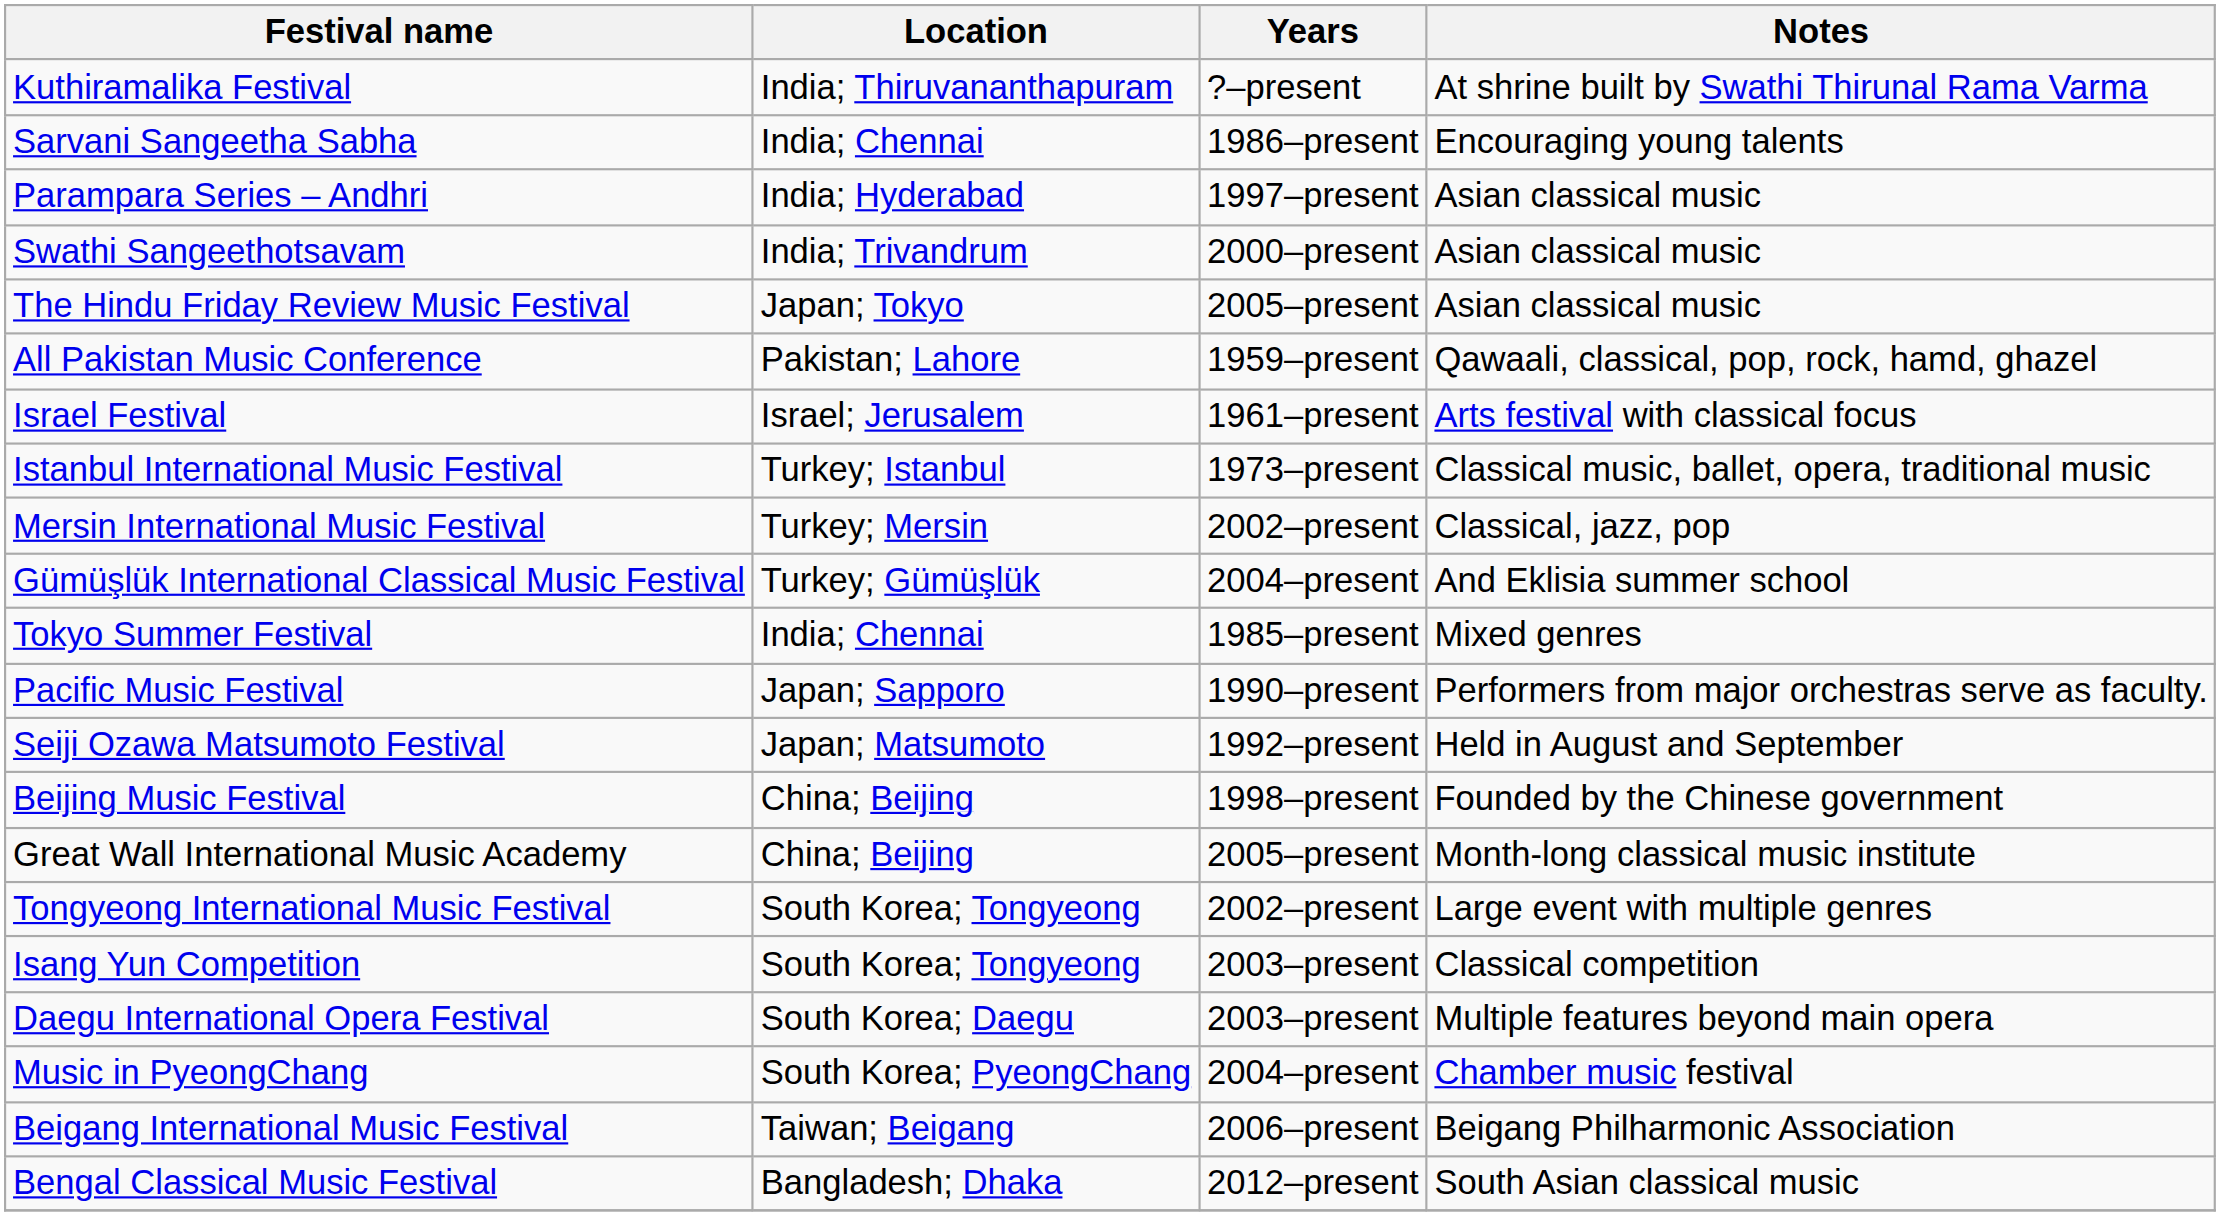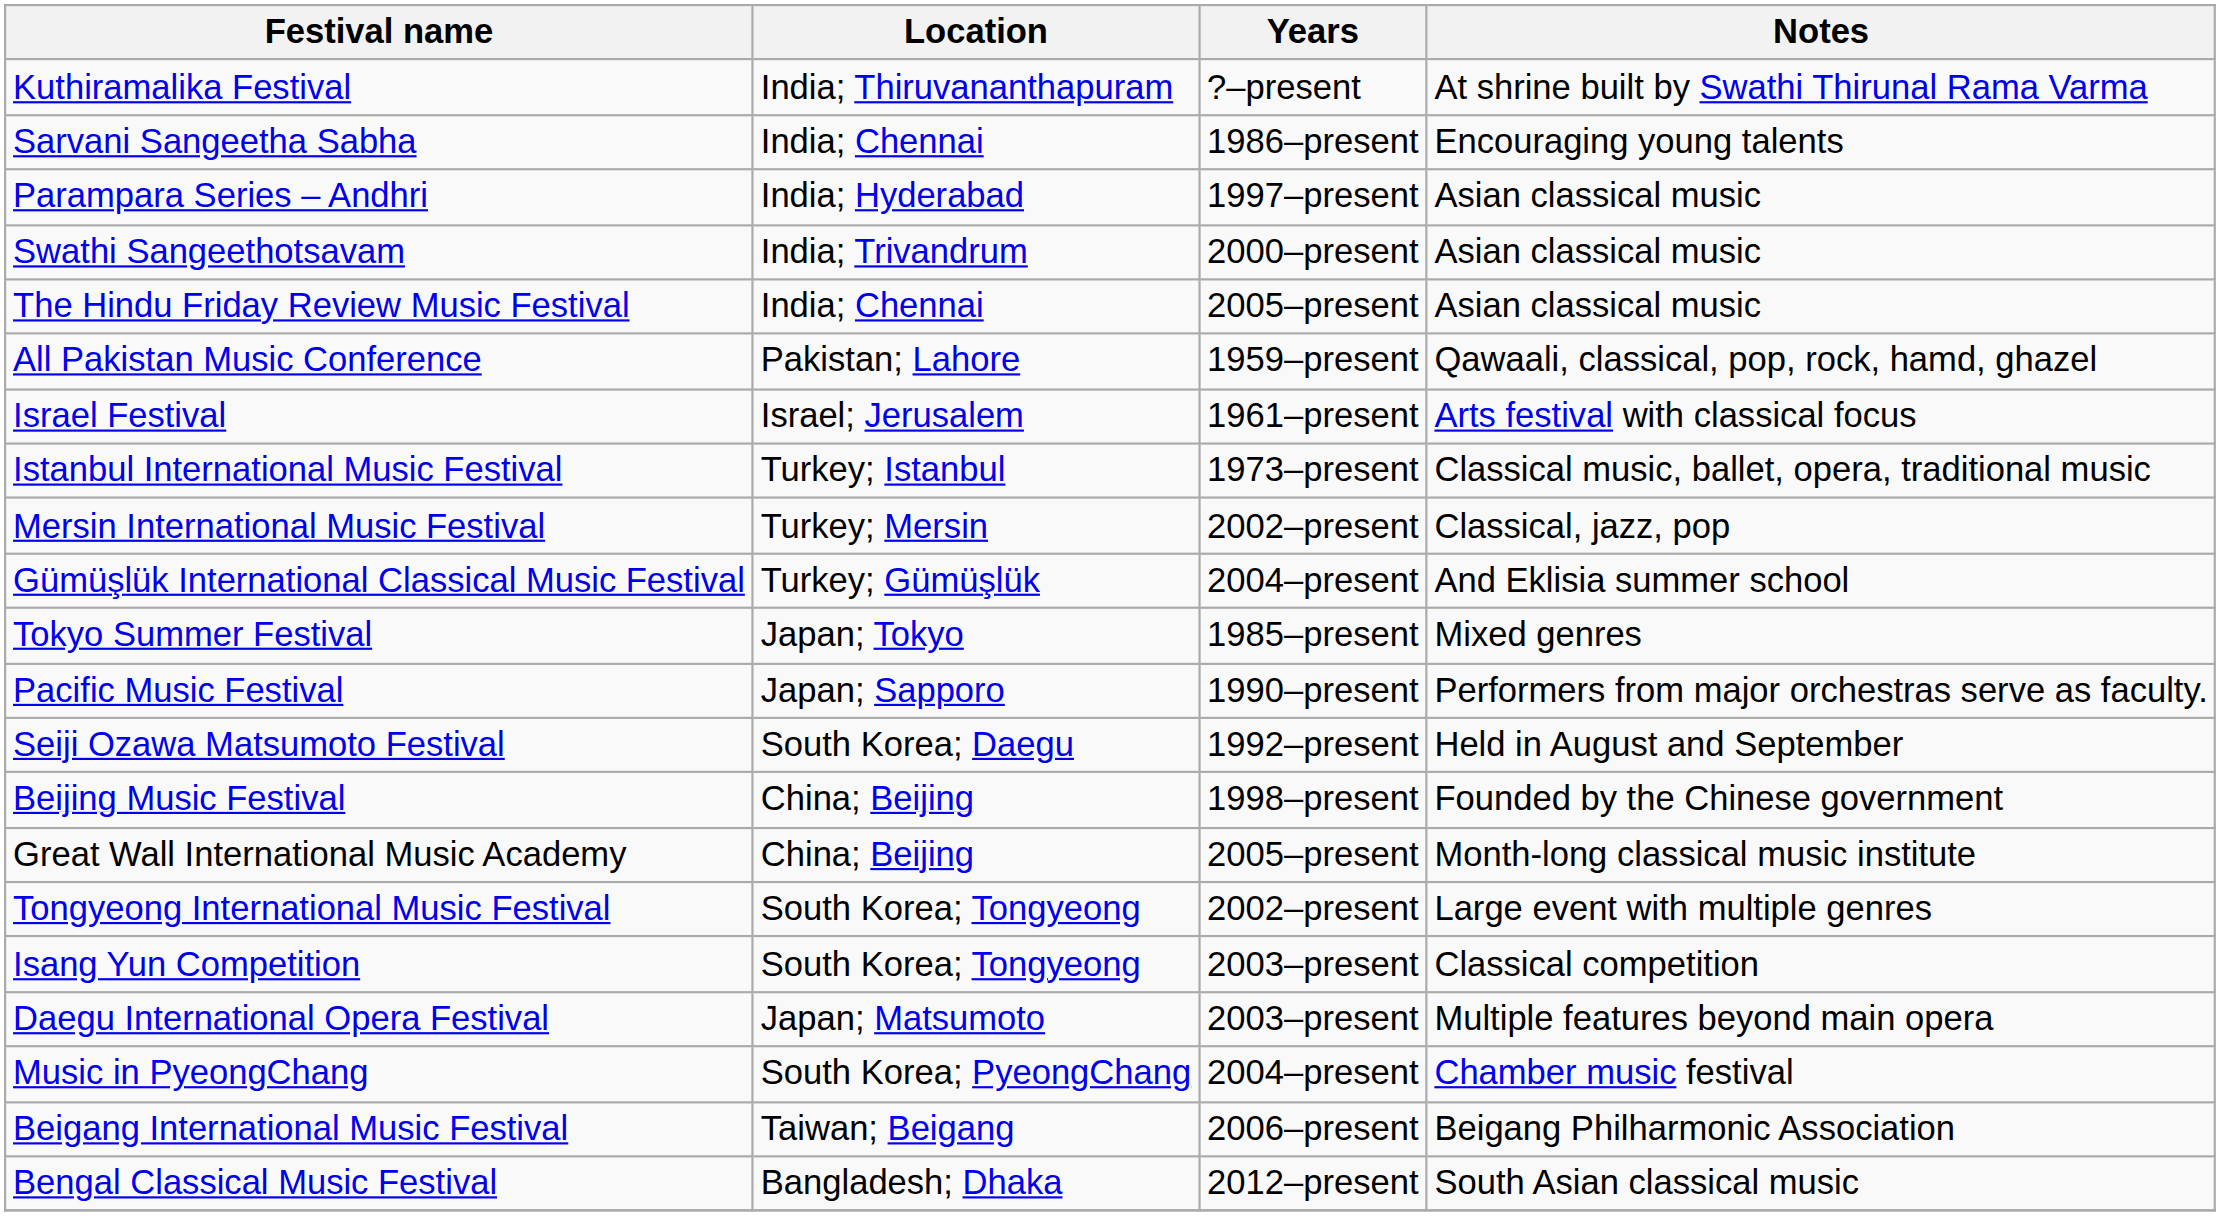(862, 305) Japan; Tokyo -> (872, 305) India; Chennai
(872, 634) India; Chennai -> (862, 634) Japan; Tokyo
(903, 744) Japan; Matsumoto -> (917, 744) South Korea; Daegu
(917, 1018) South Korea; Daegu -> (903, 1018) Japan; Matsumoto
